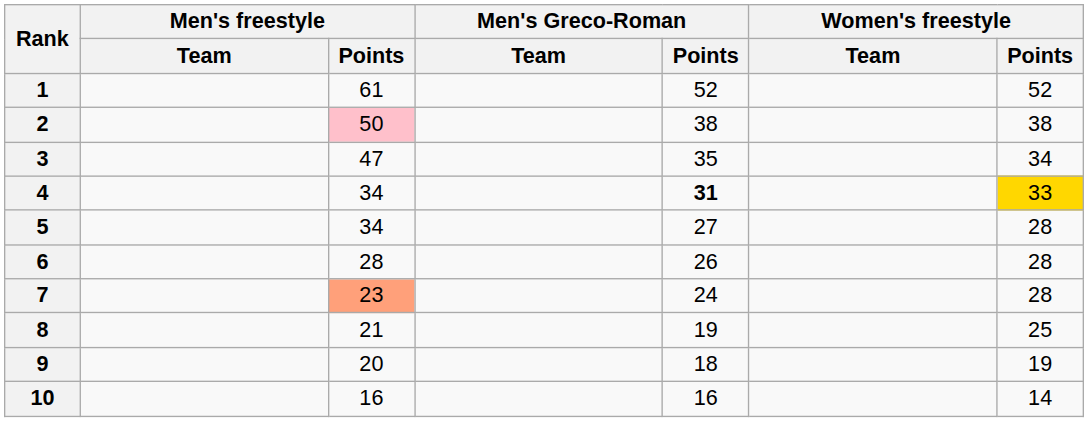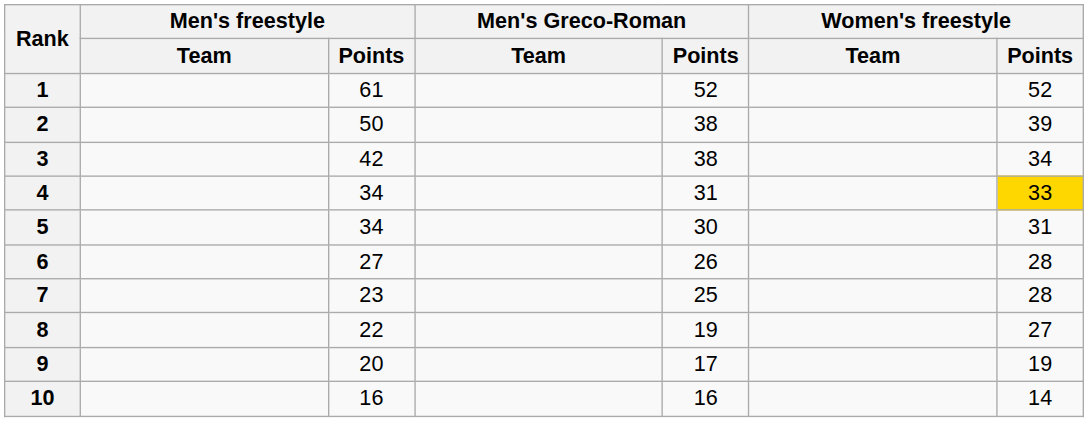(371, 124) pink background -> (371, 124) no background
(1040, 124) 38 -> (1040, 124) 39
(371, 158) 47 -> (371, 158) 42
(706, 158) 35 -> (706, 158) 38
(706, 192) bold -> (706, 192) normal
(706, 227) 27 -> (706, 227) 30
(1040, 227) 28 -> (1040, 227) 31
(371, 261) 28 -> (371, 261) 27
(371, 295) lightsalmon background -> (371, 295) no background
(706, 295) 24 -> (706, 295) 25
(371, 329) 21 -> (371, 329) 22
(1040, 329) 25 -> (1040, 329) 27
(706, 364) 18 -> (706, 364) 17
